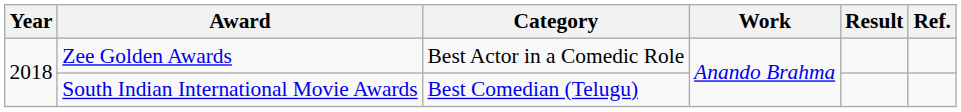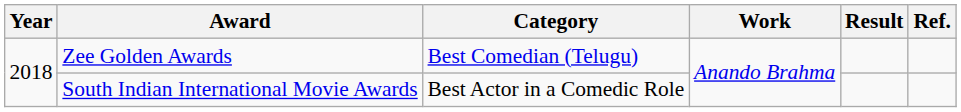(556, 55) Best Actor in a Comedic Role -> (533, 55) Best Comedian (Telugu)
(533, 89) Best Comedian (Telugu) -> (556, 89) Best Actor in a Comedic Role
